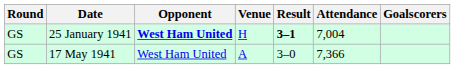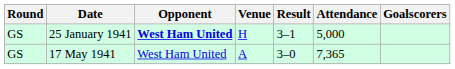(286, 34) bold -> (286, 34) normal
(330, 34) 7,004 -> (330, 34) 5,000
(330, 53) 7,366 -> (330, 53) 7,365
